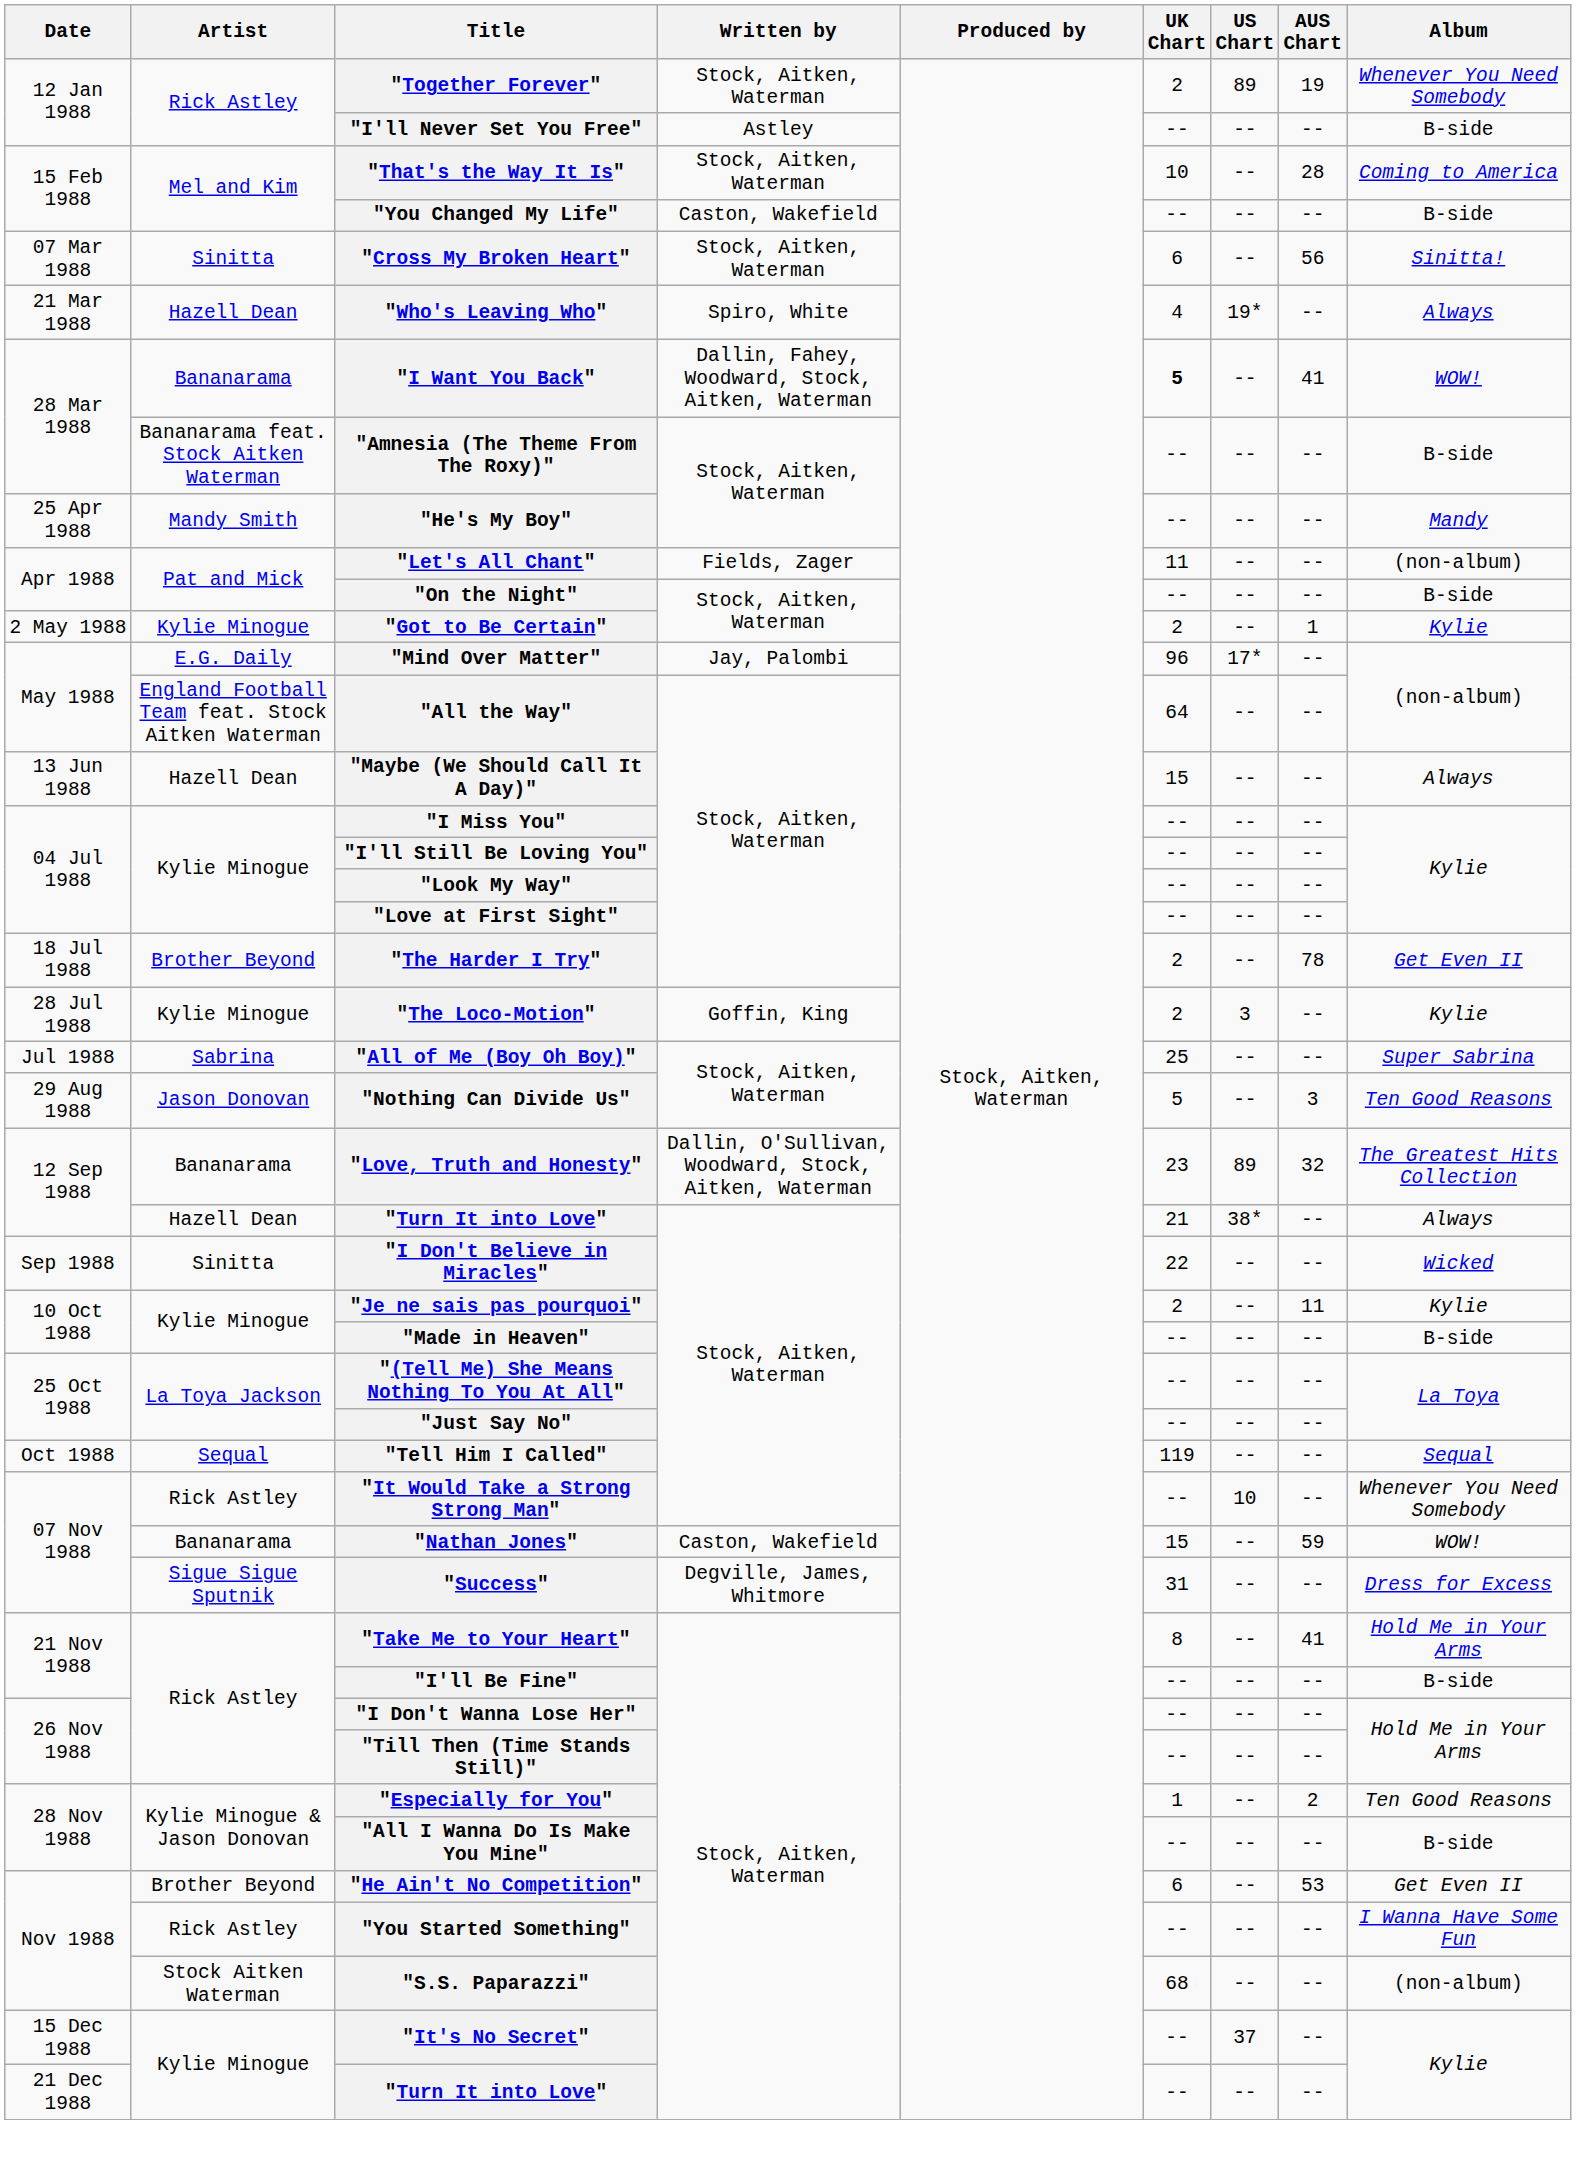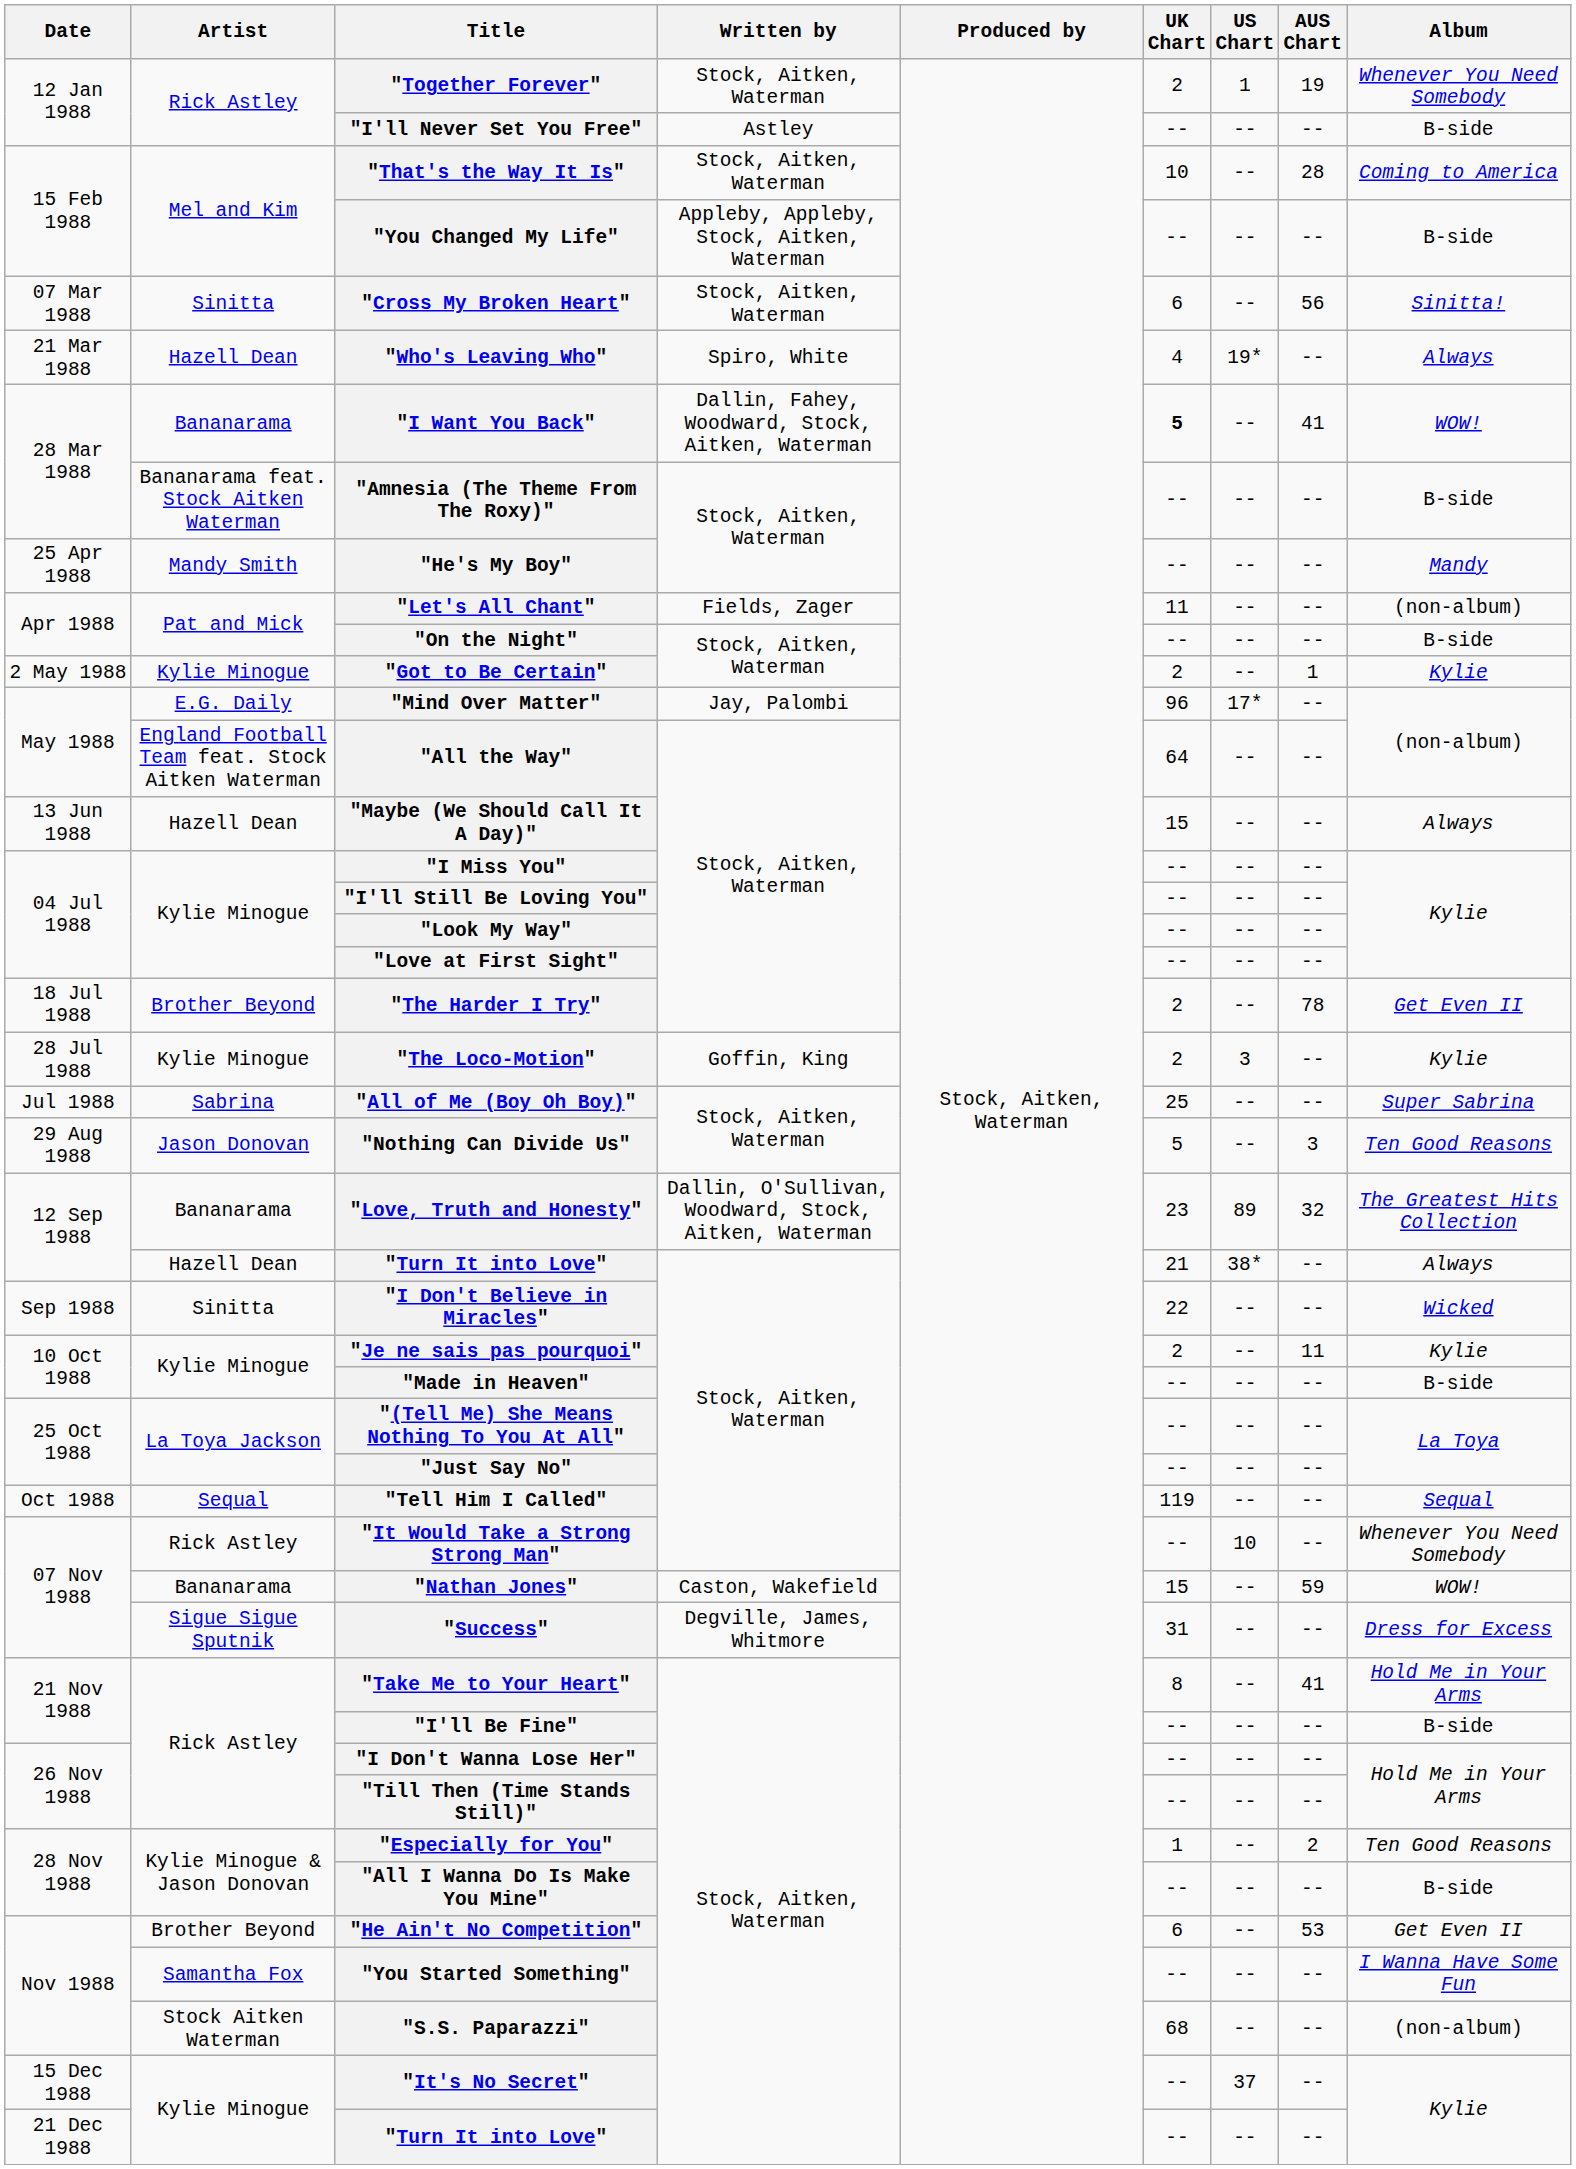(1245, 86) 89 -> (1245, 86) 1
(778, 215) Caston, Wakefield -> (778, 238) Appleby, Appleby, Stock, Aitken, Waterman
(233, 1929) Rick Astley -> (233, 1974) Samantha Fox
